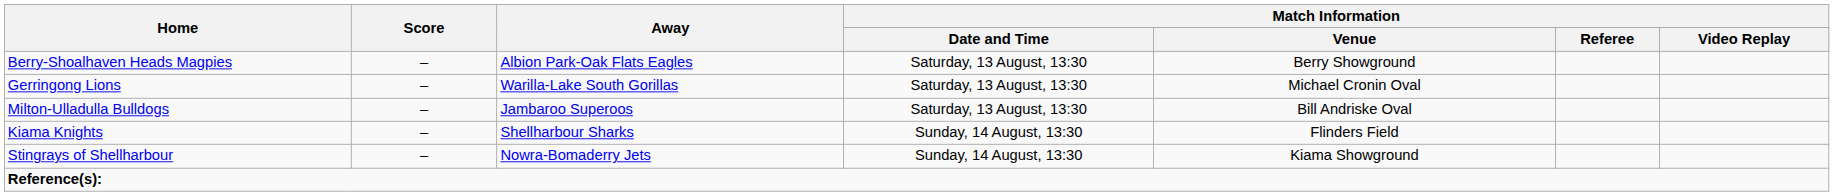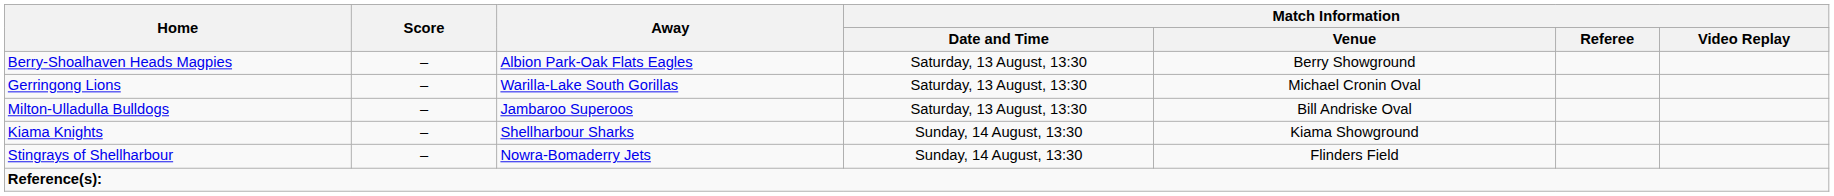(1354, 132) Flinders Field -> (1354, 132) Kiama Showground
(1354, 156) Kiama Showground -> (1354, 156) Flinders Field
